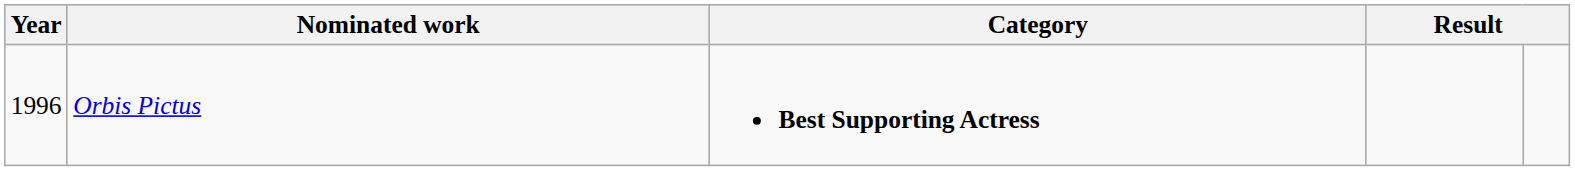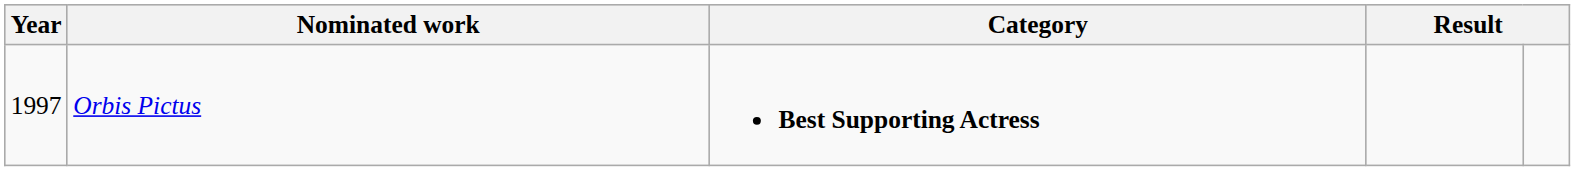(36, 104) 1996 -> (36, 104) 1997
